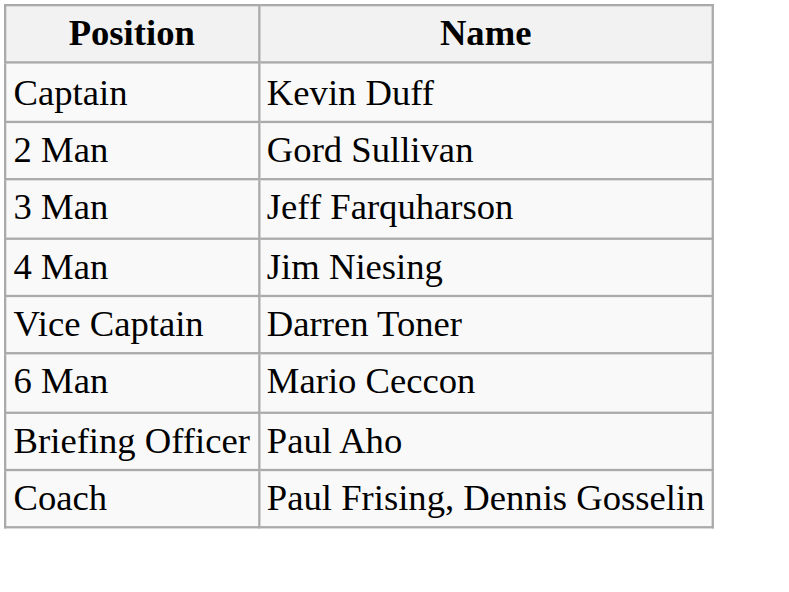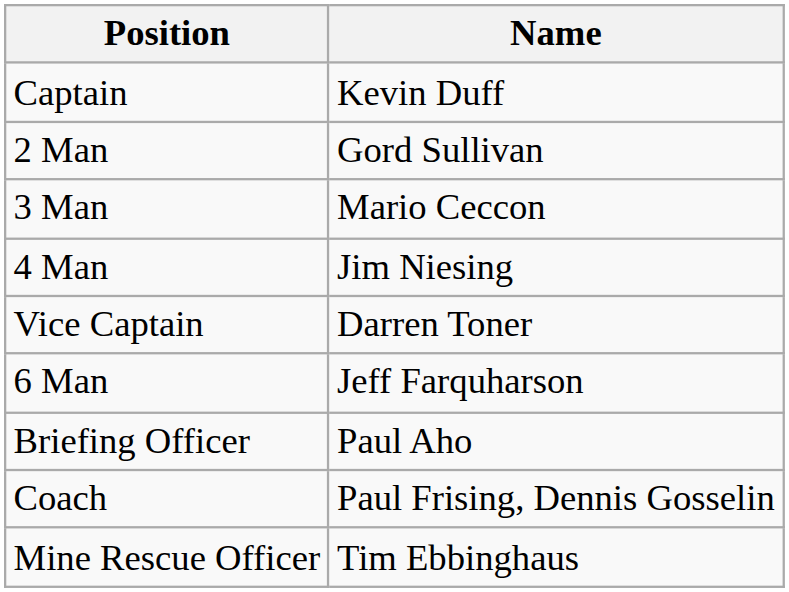(390, 207) Jeff Farquharson -> (441, 207) Mario Ceccon
(371, 382) Mario Ceccon -> (460, 382) Jeff Farquharson
+ row: (167, 556)
